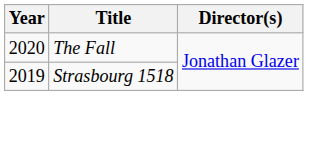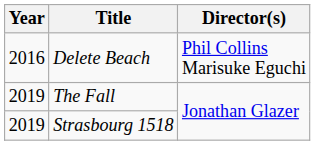+ row: (102, 57)
(27, 47) 2020 -> (27, 96) 2019
